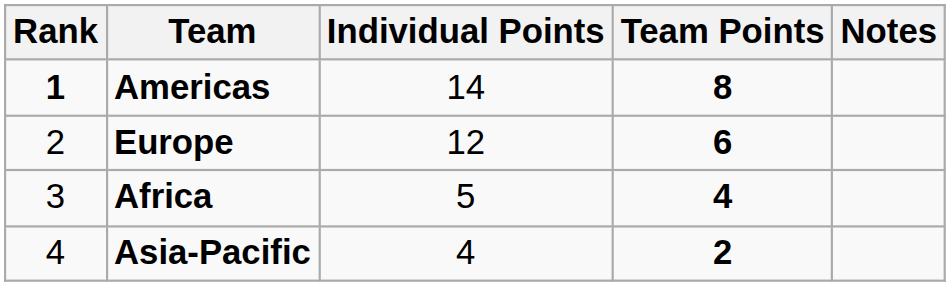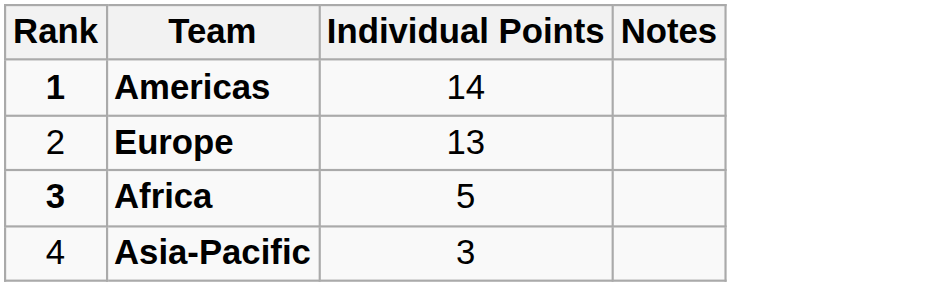- column: (723, 32)
(466, 142) 12 -> (466, 142) 13
(56, 197) normal -> (56, 197) bold
(466, 252) 4 -> (466, 252) 3
